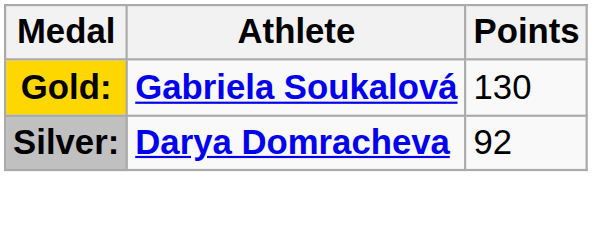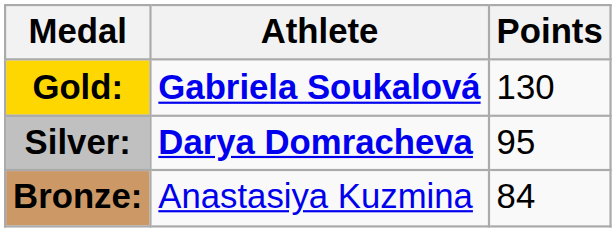(493, 142) 92 -> (516, 142) 95
+ row: (78, 197)
